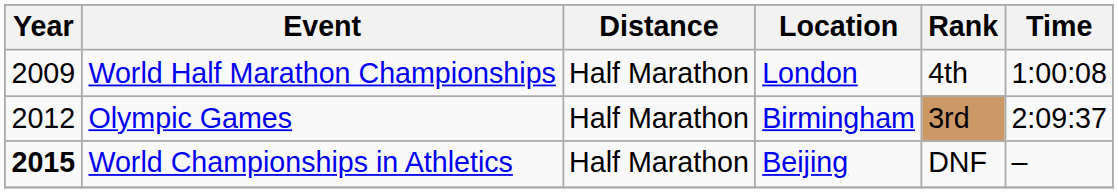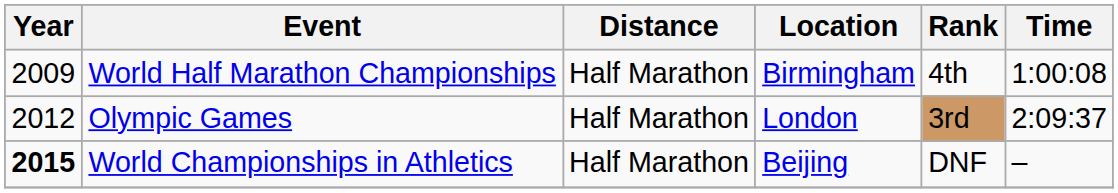(810, 72) London -> (839, 72) Birmingham
(839, 118) Birmingham -> (810, 118) London
